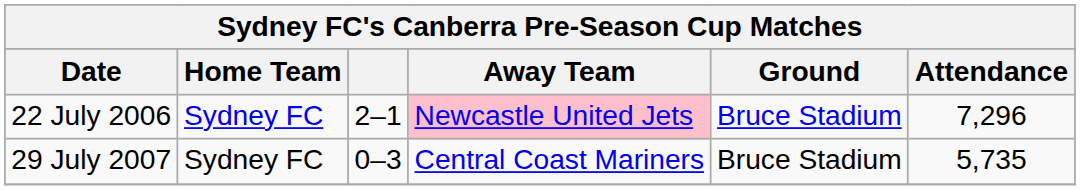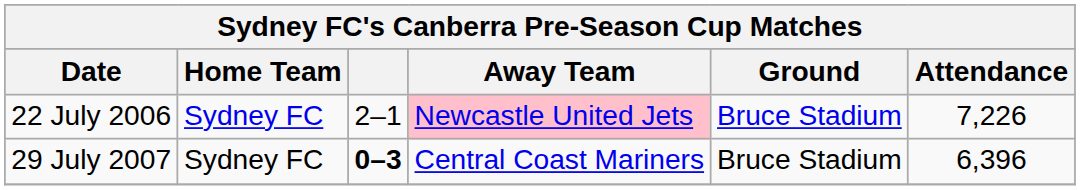(991, 116) 7,296 -> (991, 116) 7,226
(378, 160) normal -> (378, 160) bold
(991, 160) 5,735 -> (991, 160) 6,396
